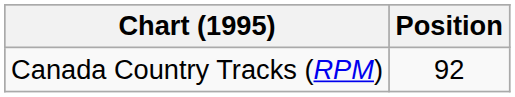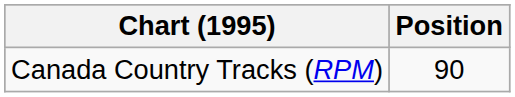(449, 69) 92 -> (449, 69) 90
